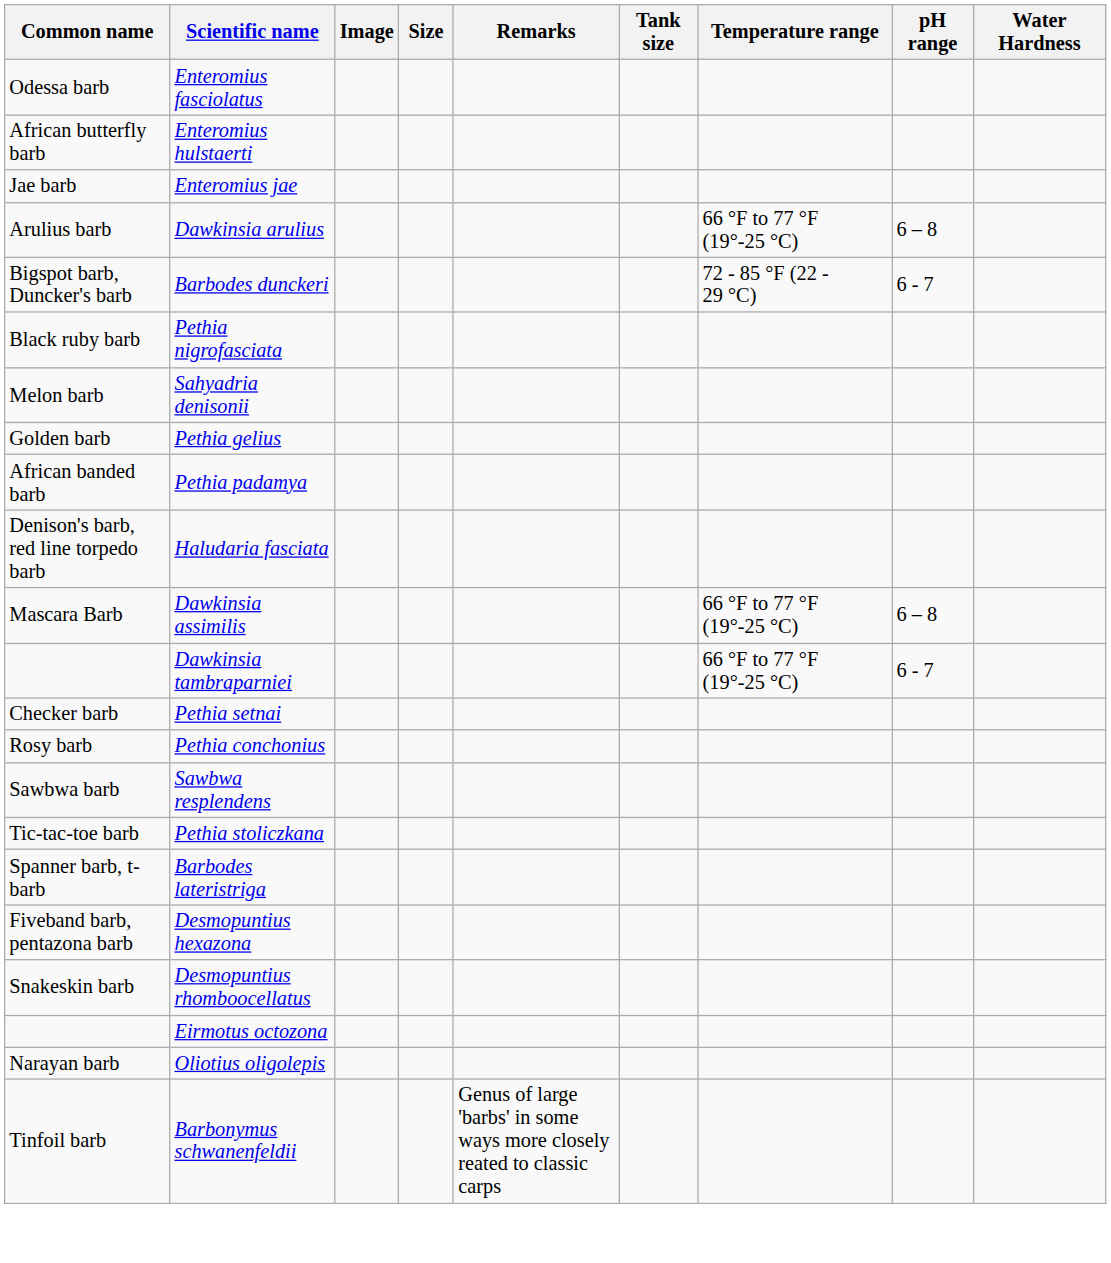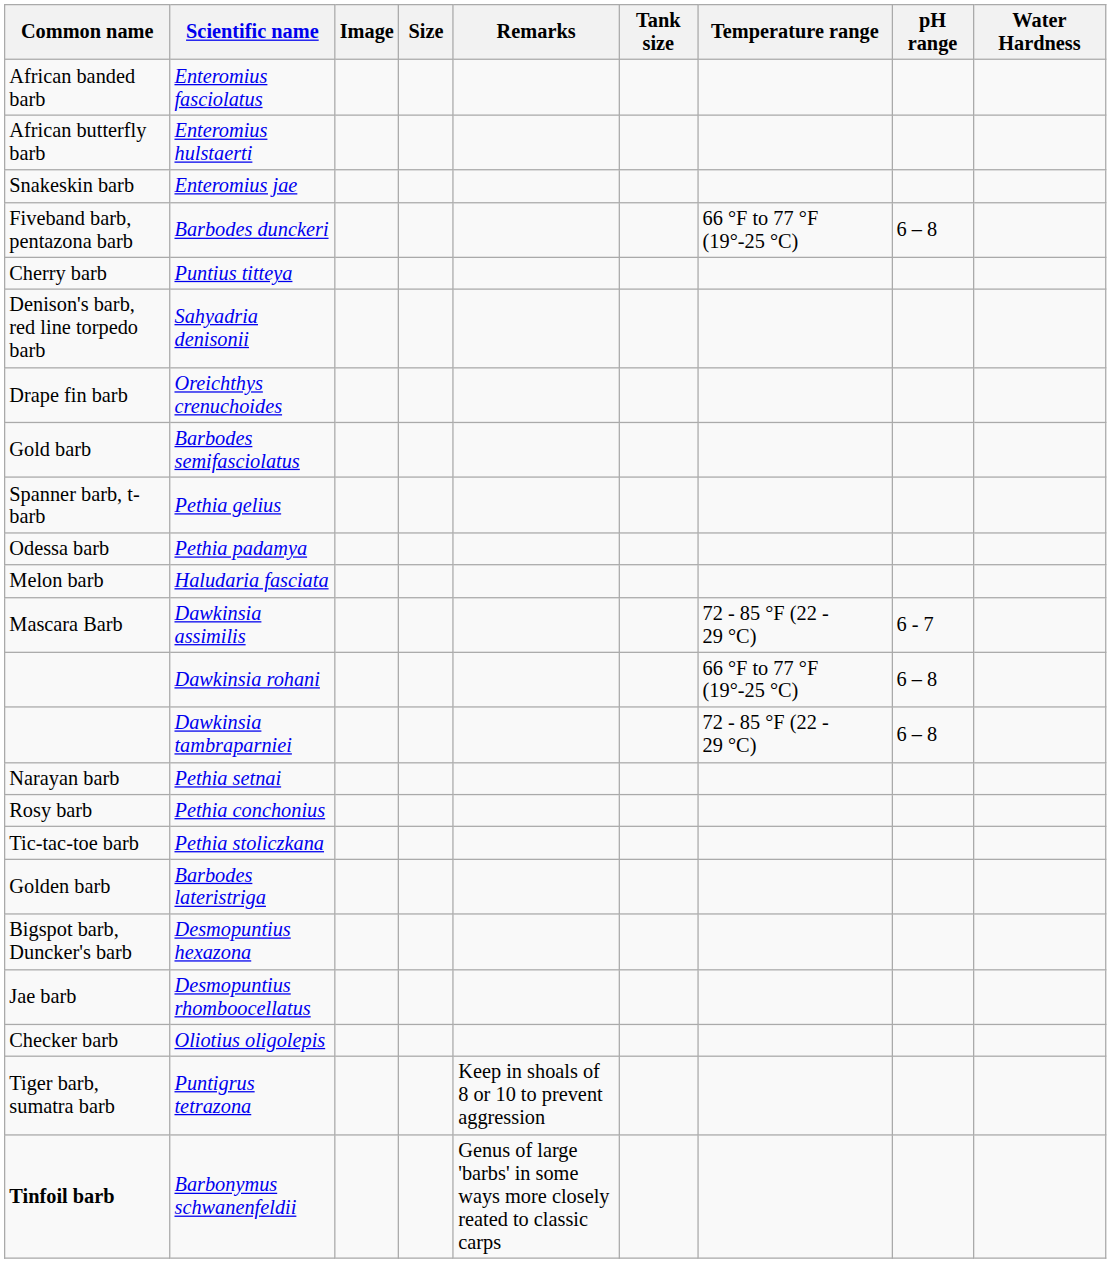(59, 87) Odessa barb -> (72, 87) African banded barb
(43, 185) Jae barb -> (72, 185) Snakeskin barb
- row: (249, 229)
(71, 284) Bigspot barb, Duncker's barb -> (71, 229) Fiveband barb, pentazona barb
(766, 284) 72 - 85 °F (22 - 29 °C) -> (760, 229) 66 °F to 77 °F (19°-25 °C)
(915, 284) 6 - 7 -> (917, 229) 6 – 8
- row: (228, 339)
+ row: (233, 273)
(56, 394) Melon barb -> (74, 328) Denison's barb, red line torpedo barb
+ row: (228, 394)
+ row: (237, 449)
(60, 438) Golden barb -> (74, 504) Spanner barb, t-barb
(72, 482) African banded barb -> (59, 548) Odessa barb
(74, 548) Denison's barb, red line torpedo barb -> (56, 580) Melon barb
(760, 615) 66 °F to 77 °F (19°-25 °C) -> (766, 624) 72 - 85 °F (22 - 29 °C)
(917, 615) 6 – 8 -> (915, 624) 6 - 7
+ row: (247, 679)
(760, 670) 66 °F to 77 °F (19°-25 °C) -> (766, 734) 72 - 85 °F (22 - 29 °C)
(915, 670) 6 - 7 -> (917, 734) 6 – 8
(64, 713) Checker barb -> (64, 778) Narayan barb
- row: (223, 789)
(74, 877) Spanner barb, t-barb -> (60, 886) Golden barb
(71, 932) Fiveband barb, pentazona barb -> (71, 941) Bigspot barb, Duncker's barb
(72, 987) Snakeskin barb -> (43, 996) Jae barb
- row: (251, 1030)
(64, 1063) Narayan barb -> (64, 1040) Checker barb
+ row: (215, 1095)
(58, 1141) normal -> (62, 1196) bold
